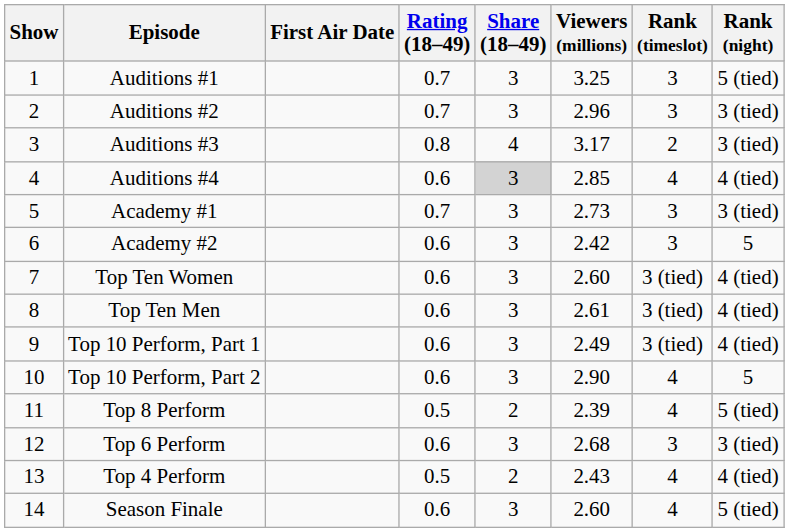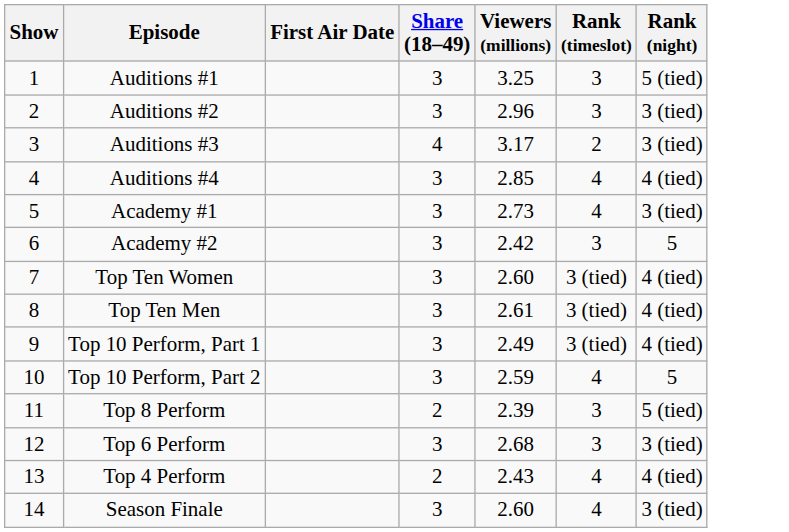- column: (437, 32)
(513, 177) lightgrey background -> (437, 177) no background
(672, 210) 3 -> (596, 210) 4
(592, 377) 2.90 -> (516, 377) 2.59
(672, 410) 4 -> (596, 410) 3
(748, 510) 5 (tied) -> (672, 510) 3 (tied)
